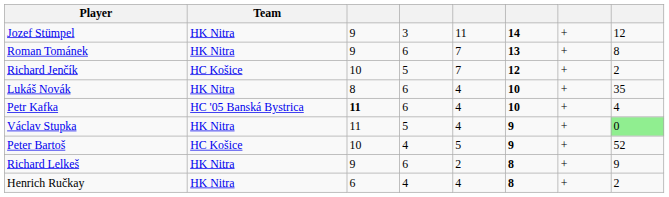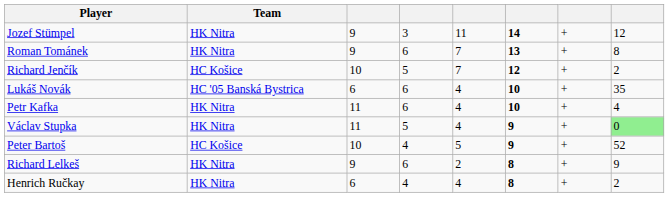(212, 88) HK Nitra -> (247, 88) HC '05 Banská Bystrica
(352, 88) 8 -> (352, 88) 6
(247, 107) HC '05 Banská Bystrica -> (212, 107) HK Nitra
(355, 107) bold -> (355, 107) normal
